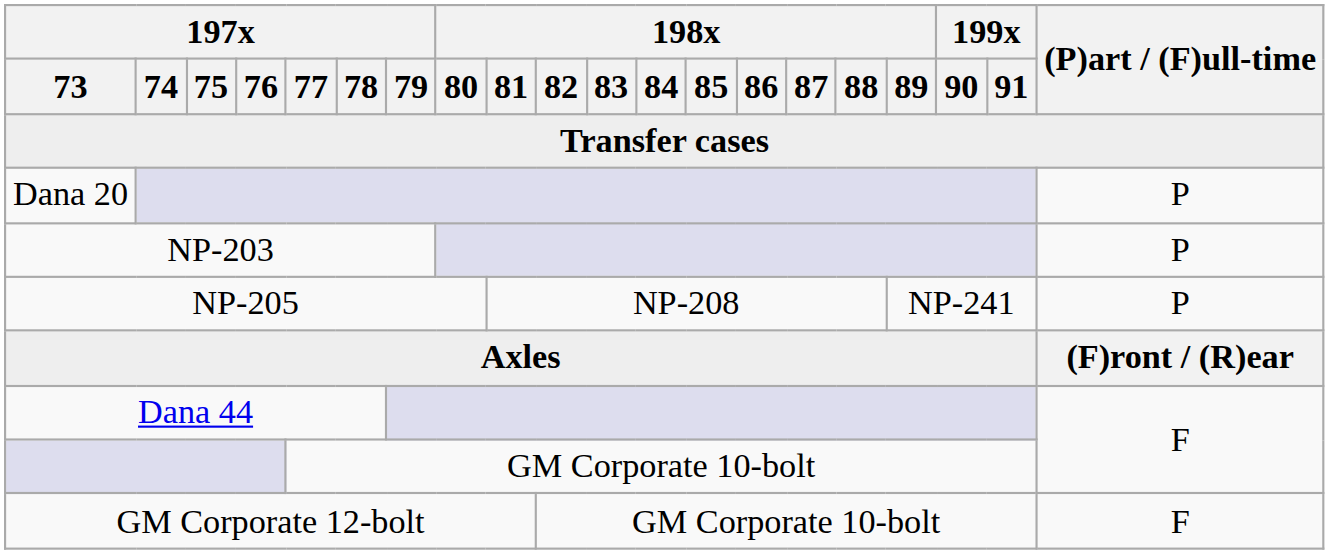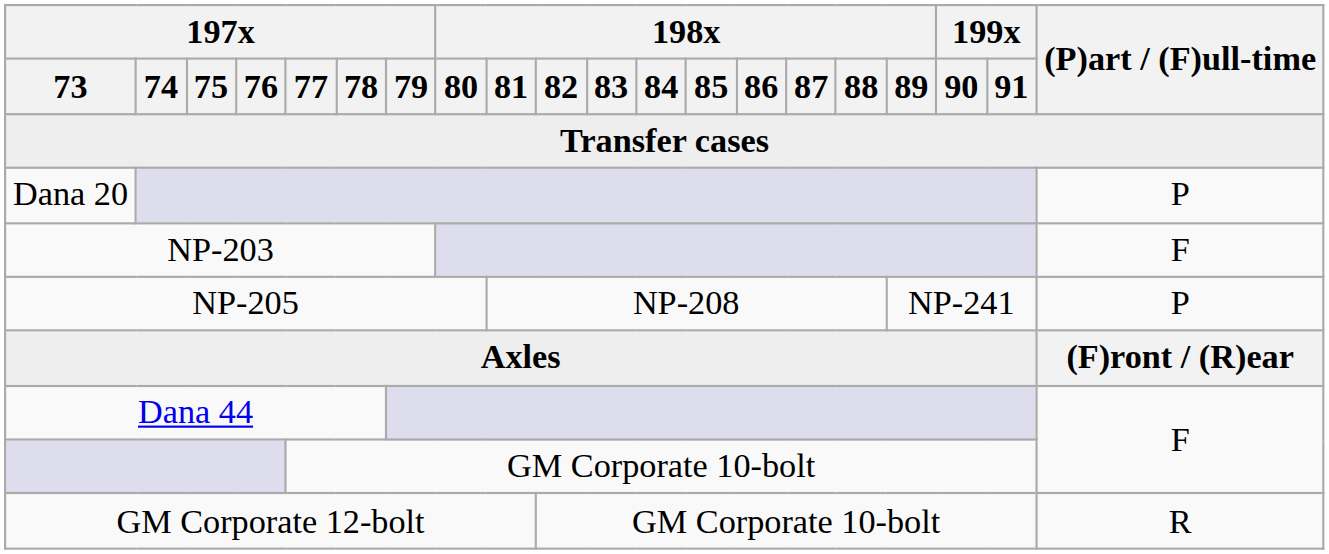(1180, 248) P -> (1180, 248) F
(1180, 520) F -> (1180, 520) R
